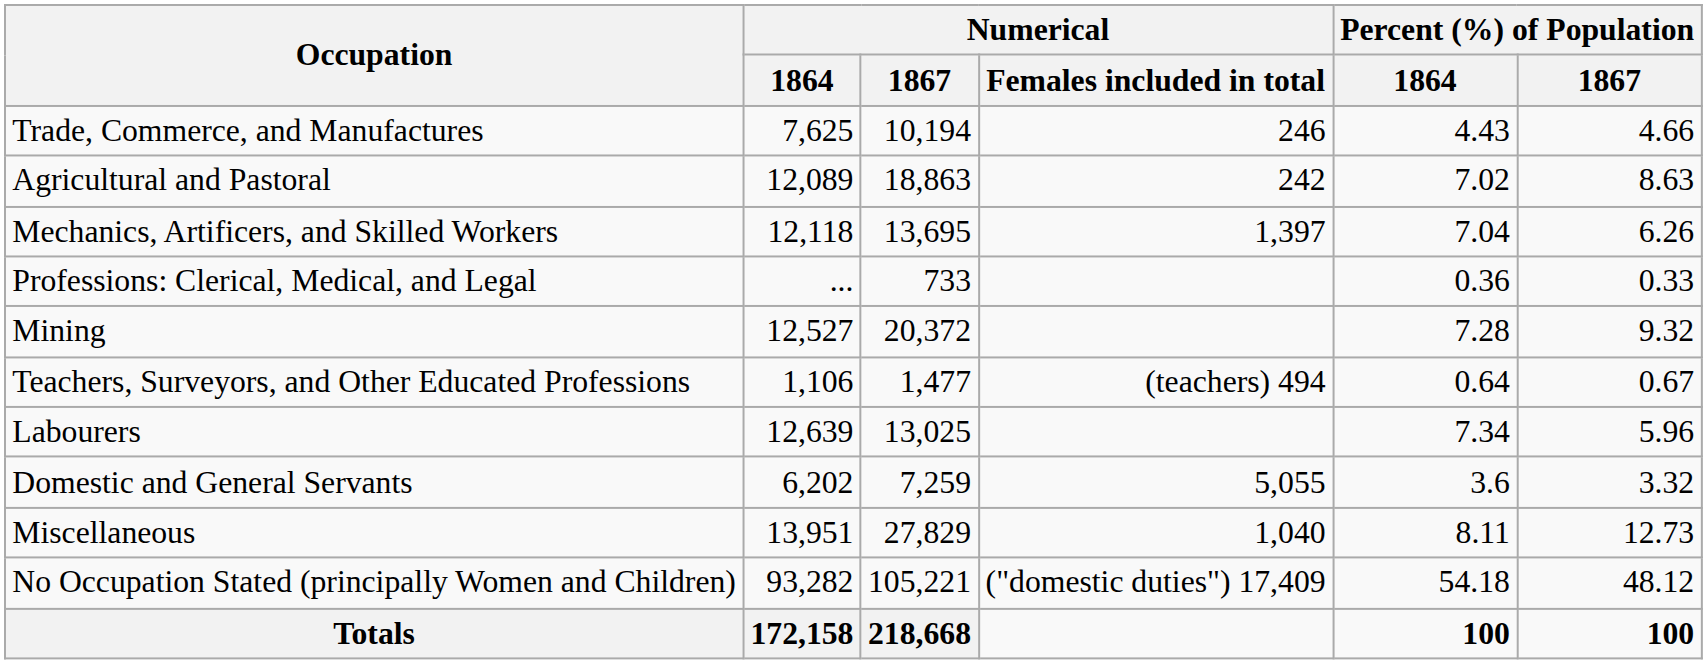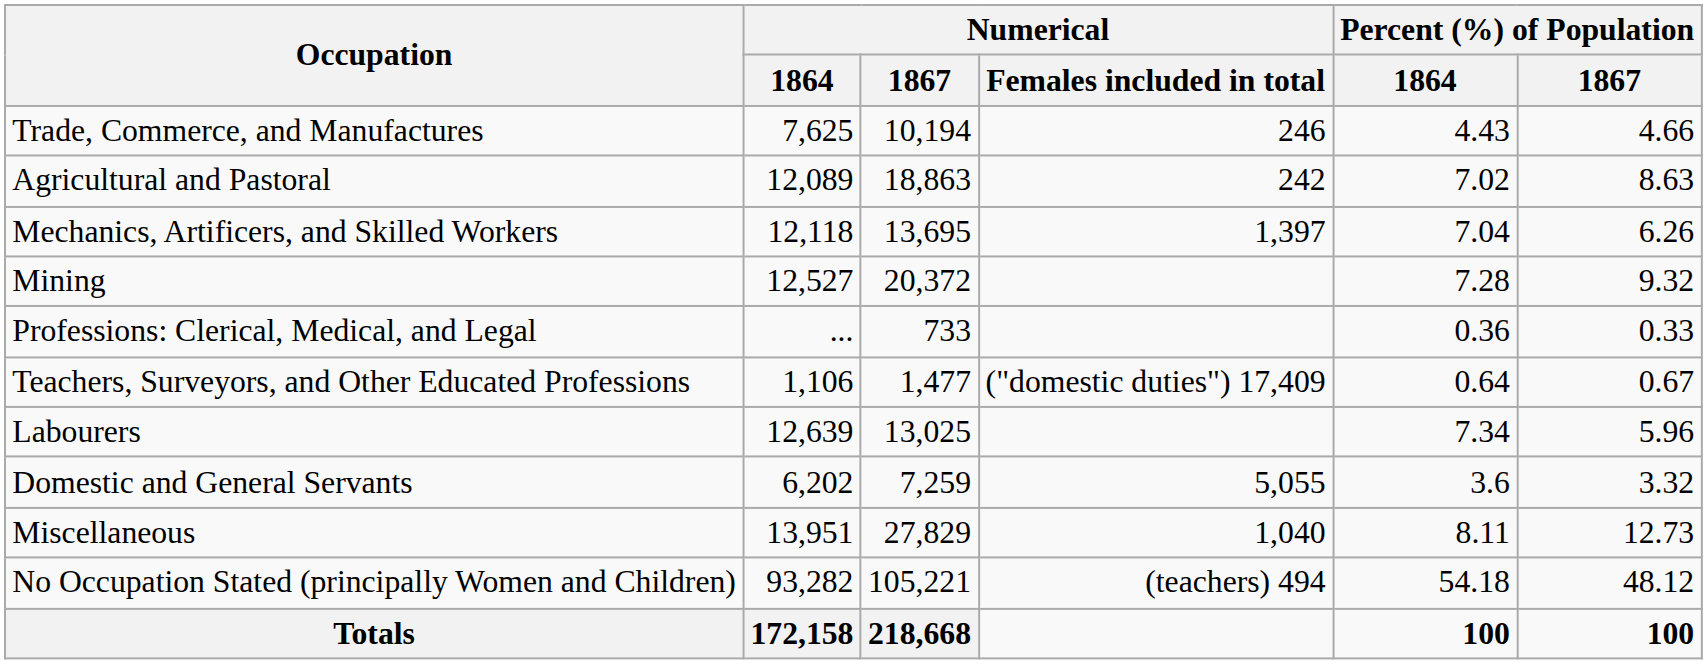rows swapped: (59, 331) <-> (274, 280)
(1235, 381) (teachers) 494 -> (1156, 381) ("domestic duties") 17,409
(1156, 582) ("domestic duties") 17,409 -> (1235, 582) (teachers) 494
